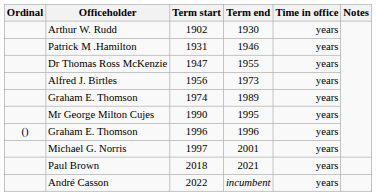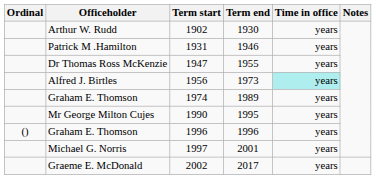(327, 81) no background -> (326, 81) paleturquoise background
+ row: (95, 166)
- row: (74, 166)
- row: (78, 183)
